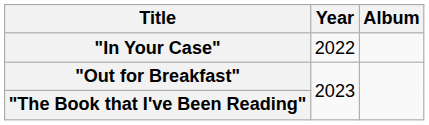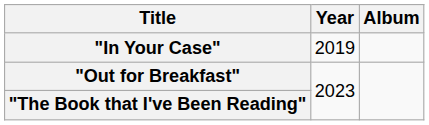(335, 47) 2022 -> (335, 47) 2019
